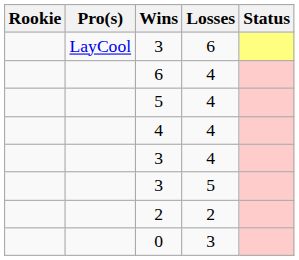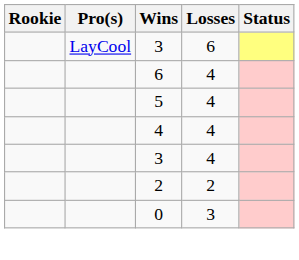- row: (159, 185)
